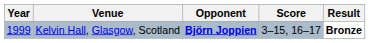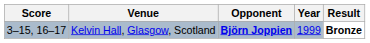columns swapped: (19, 13) <-> (291, 13)
